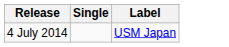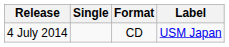+ column: (134, 13)
